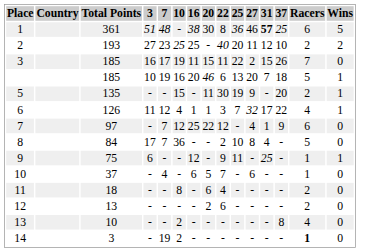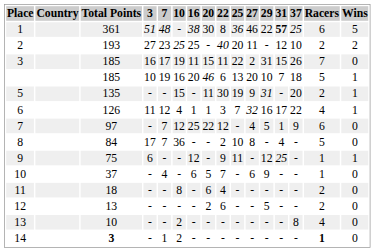+ column: (267, 13)
(111, 238) normal -> (111, 238) bold
(164, 238) 19 -> (164, 238) 1
